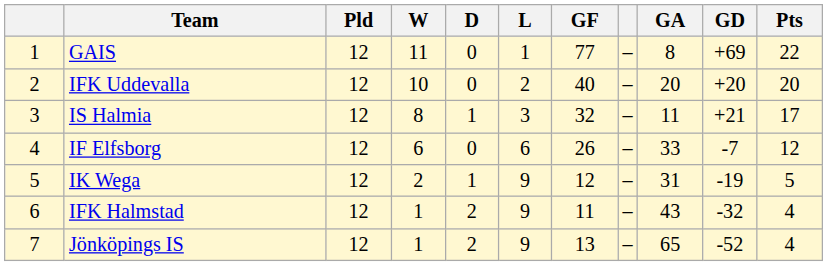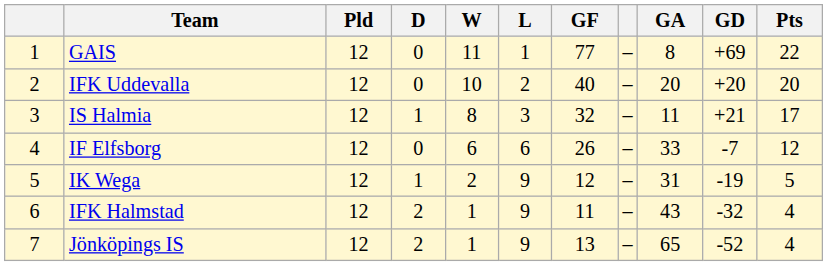columns swapped: (418, 20) <-> (472, 20)
